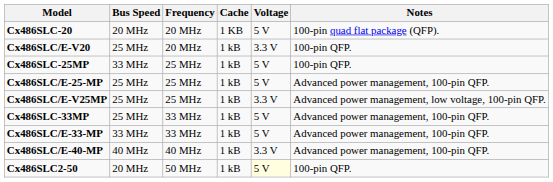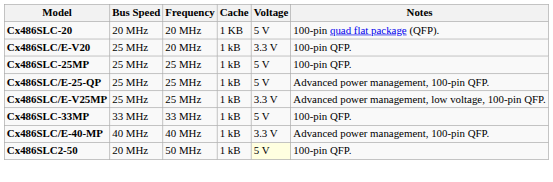(130, 64) 33 MHz -> (130, 64) 25 MHz
- row: (55, 82)
+ row: (54, 82)
(130, 116) 25 MHz -> (130, 116) 33 MHz
(391, 116) Advanced power management, 100-pin QFP. -> (322, 116) 100-pin QFP.
- row: (55, 133)
